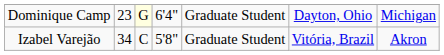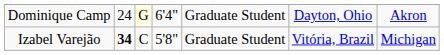(124, 15) 23 -> (124, 15) 24
(408, 15) Michigan -> (408, 15) Akron
(124, 38) normal -> (124, 38) bold
(408, 38) Akron -> (408, 38) Michigan
